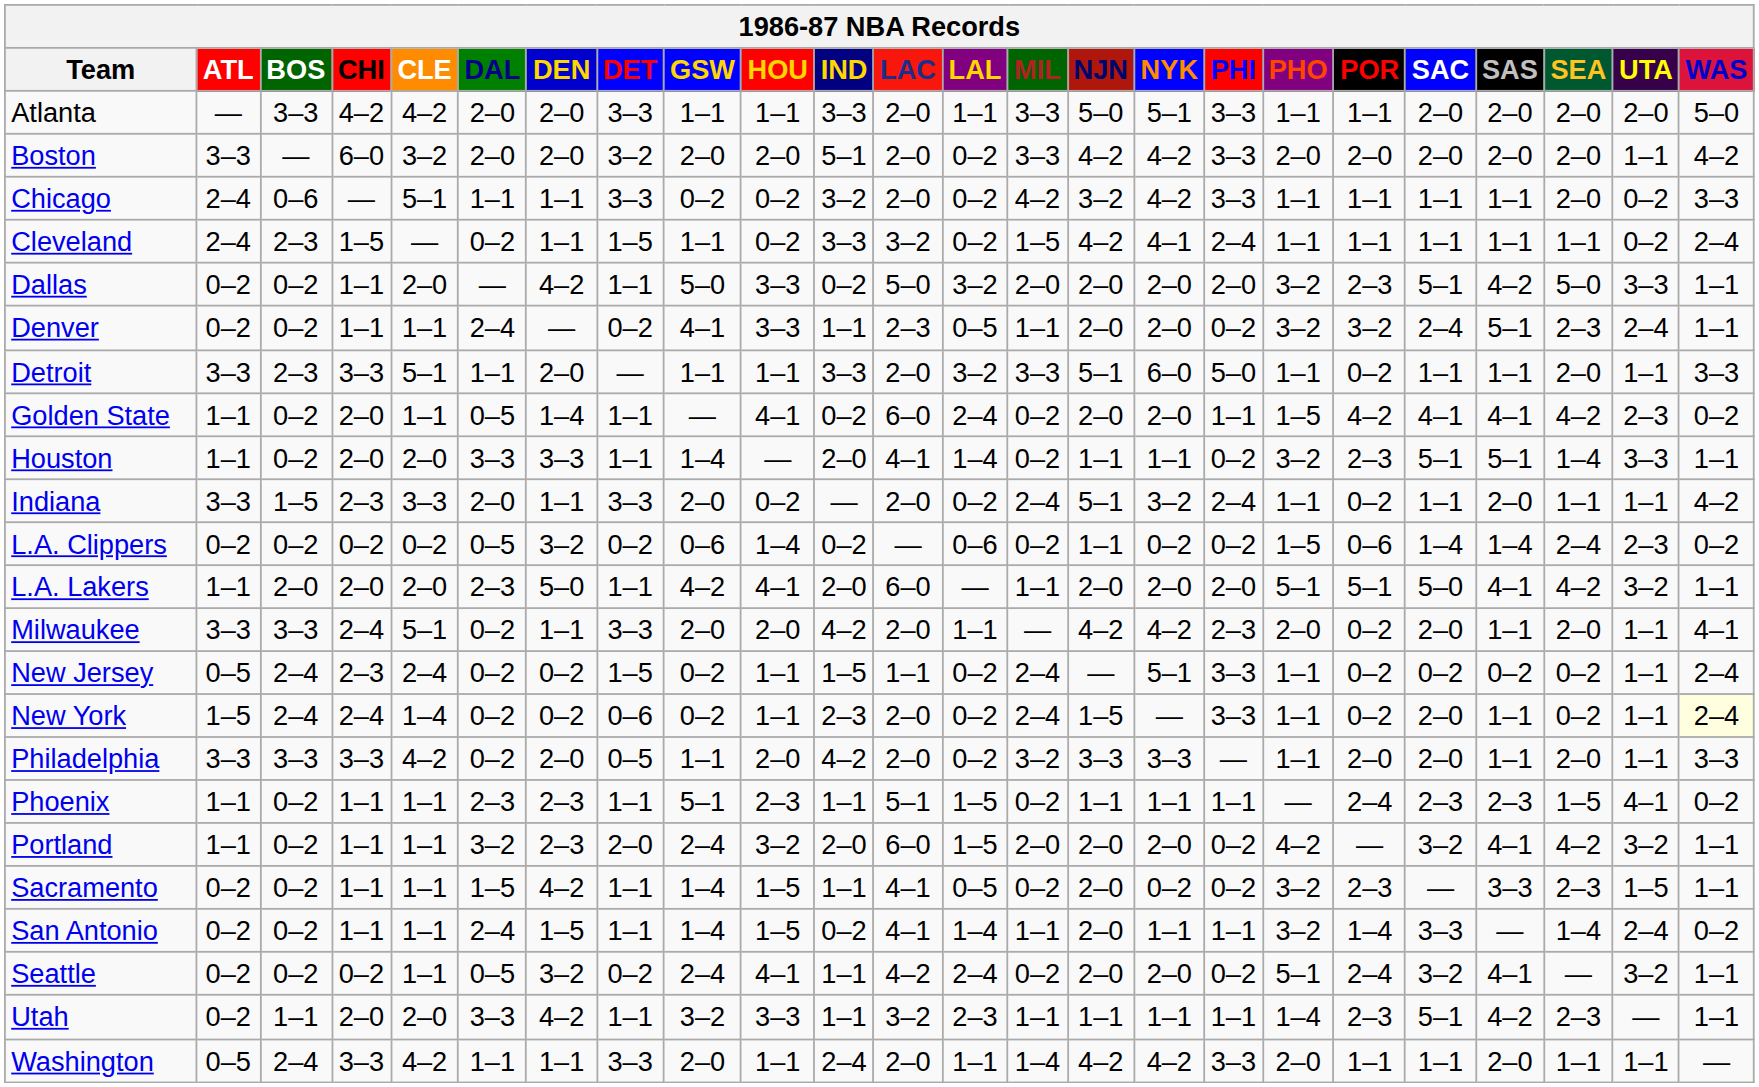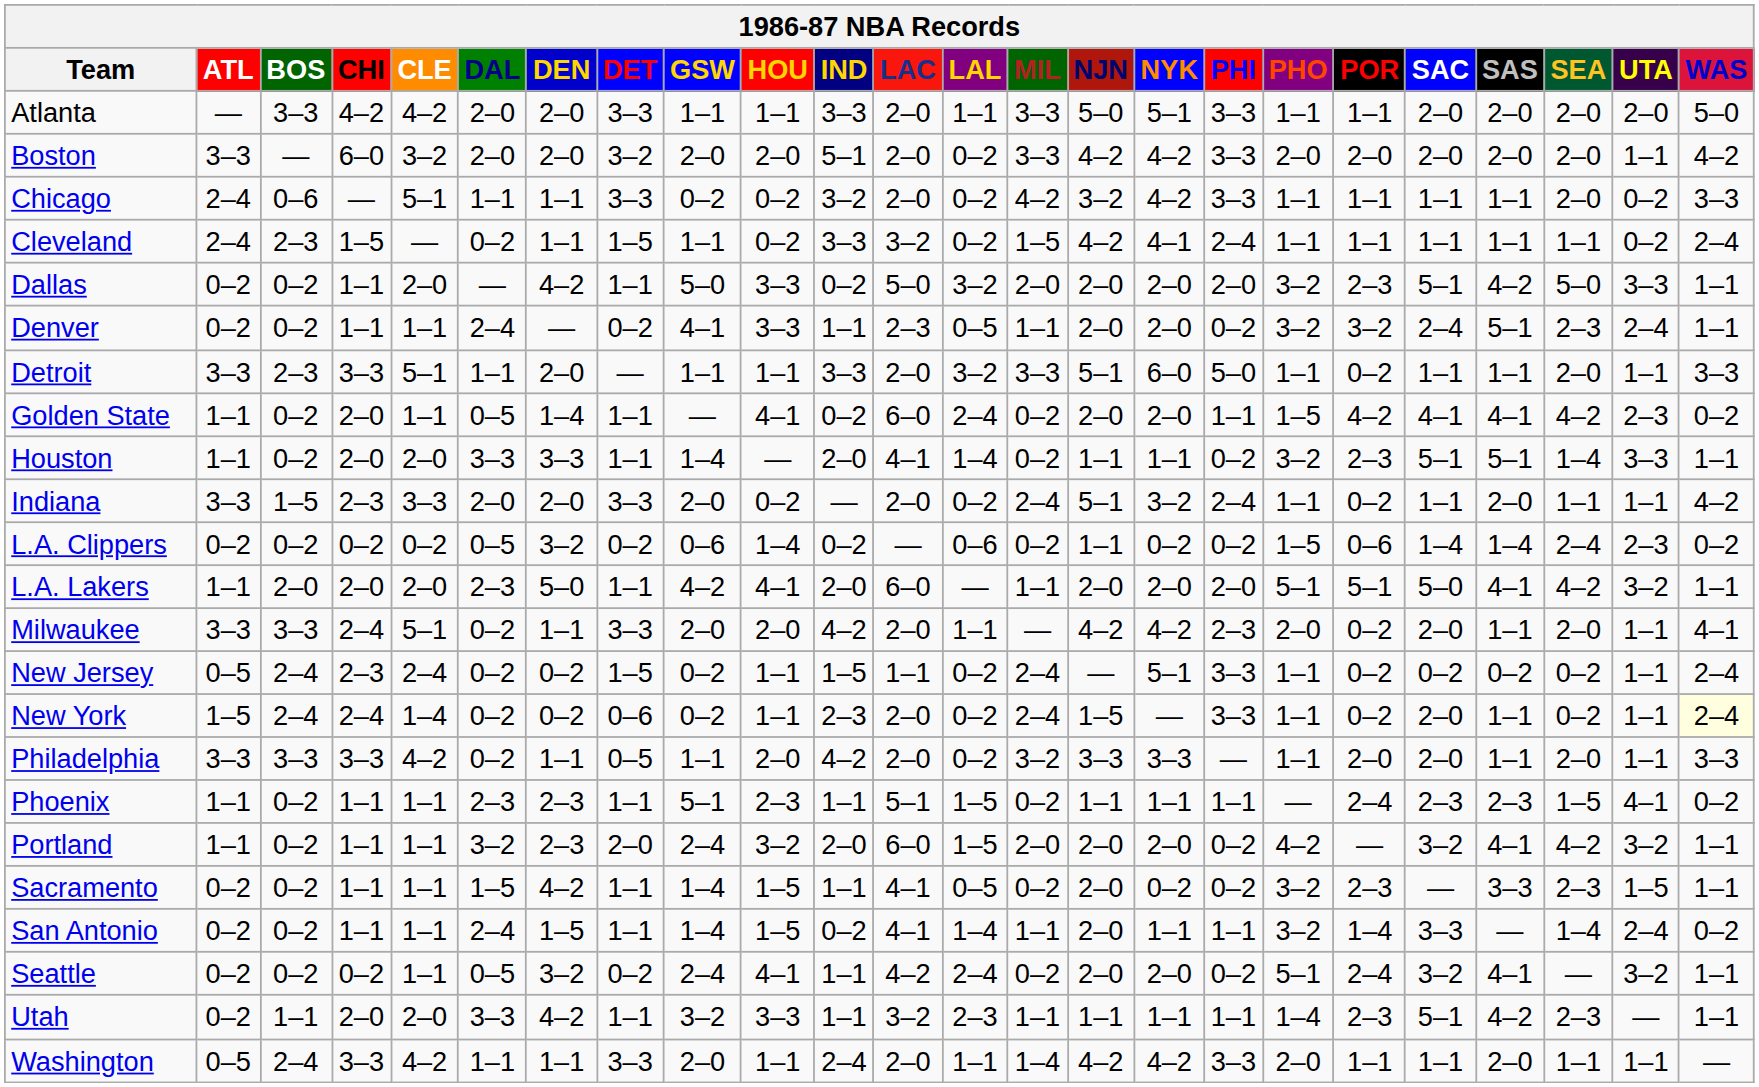(562, 500) 1–1 -> (562, 500) 2–0
(562, 759) 2–0 -> (562, 759) 1–1
